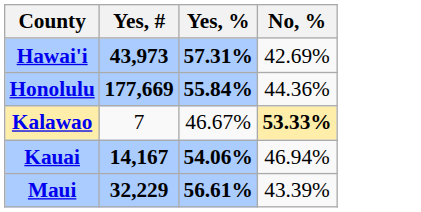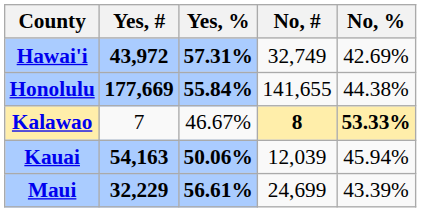+ column: (297, 21)
(139, 55) 43,973 -> (139, 55) 43,972
(297, 88) 44.36% -> (376, 88) 44.38%
(139, 156) 14,167 -> (139, 156) 54,163
(218, 156) 54.06% -> (218, 156) 50.06%
(297, 156) 46.94% -> (376, 156) 45.94%
